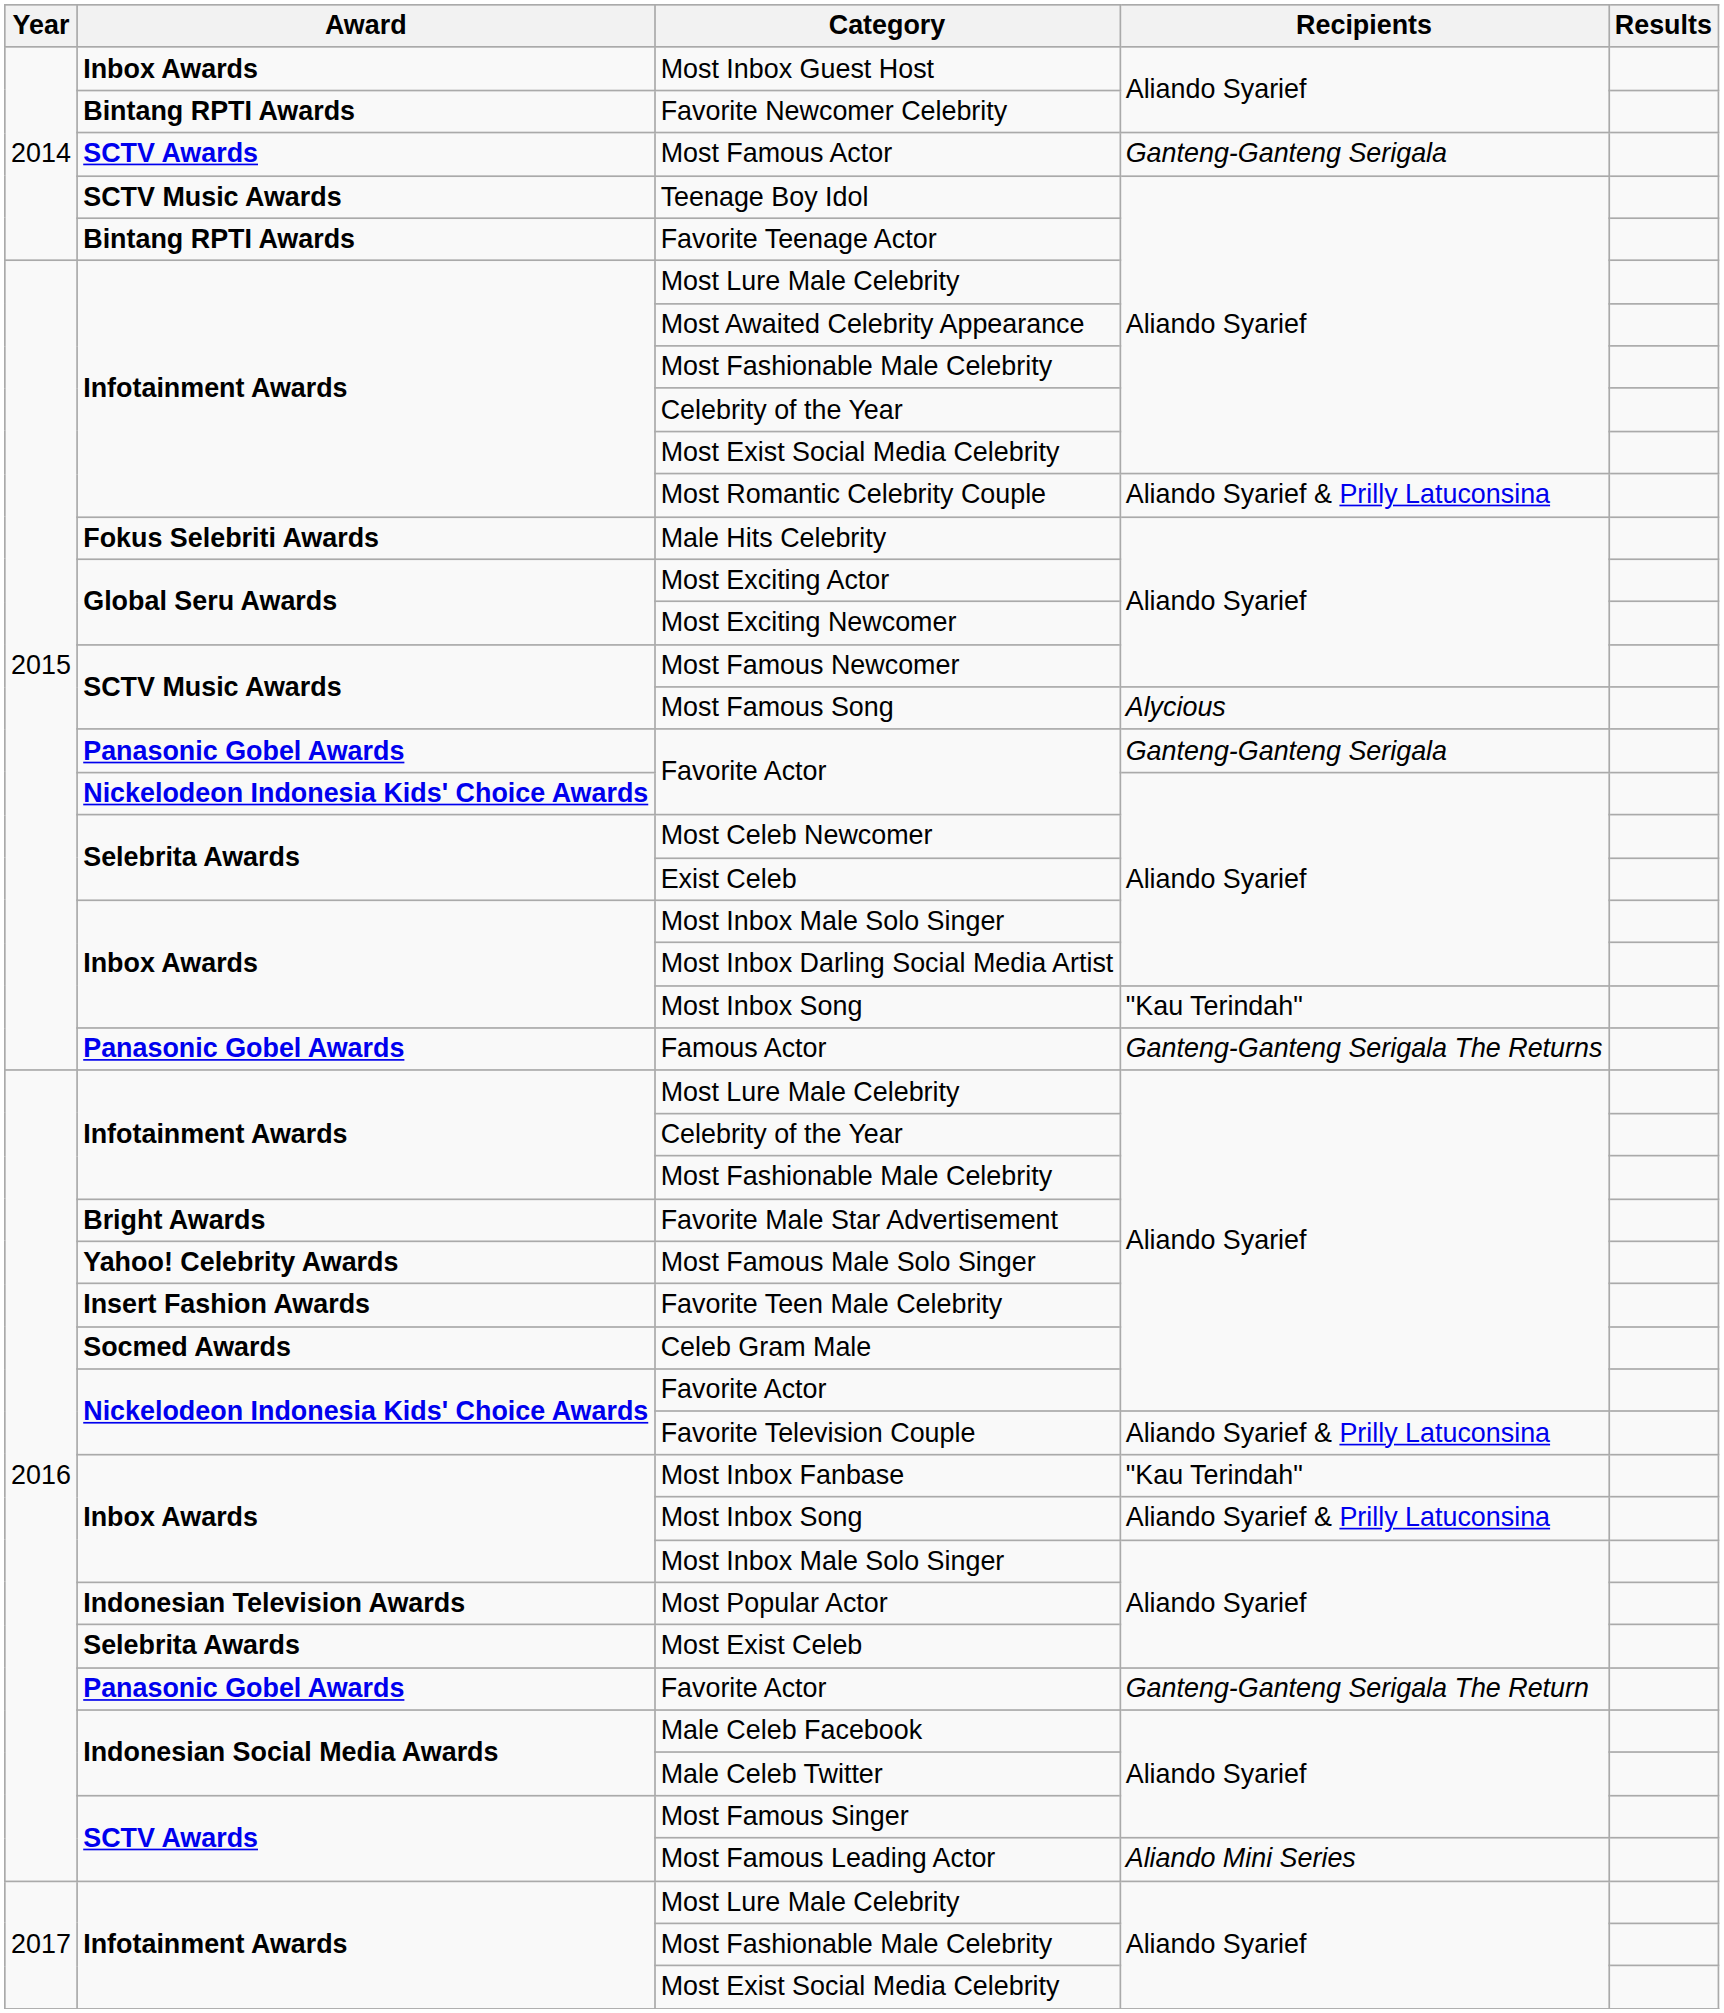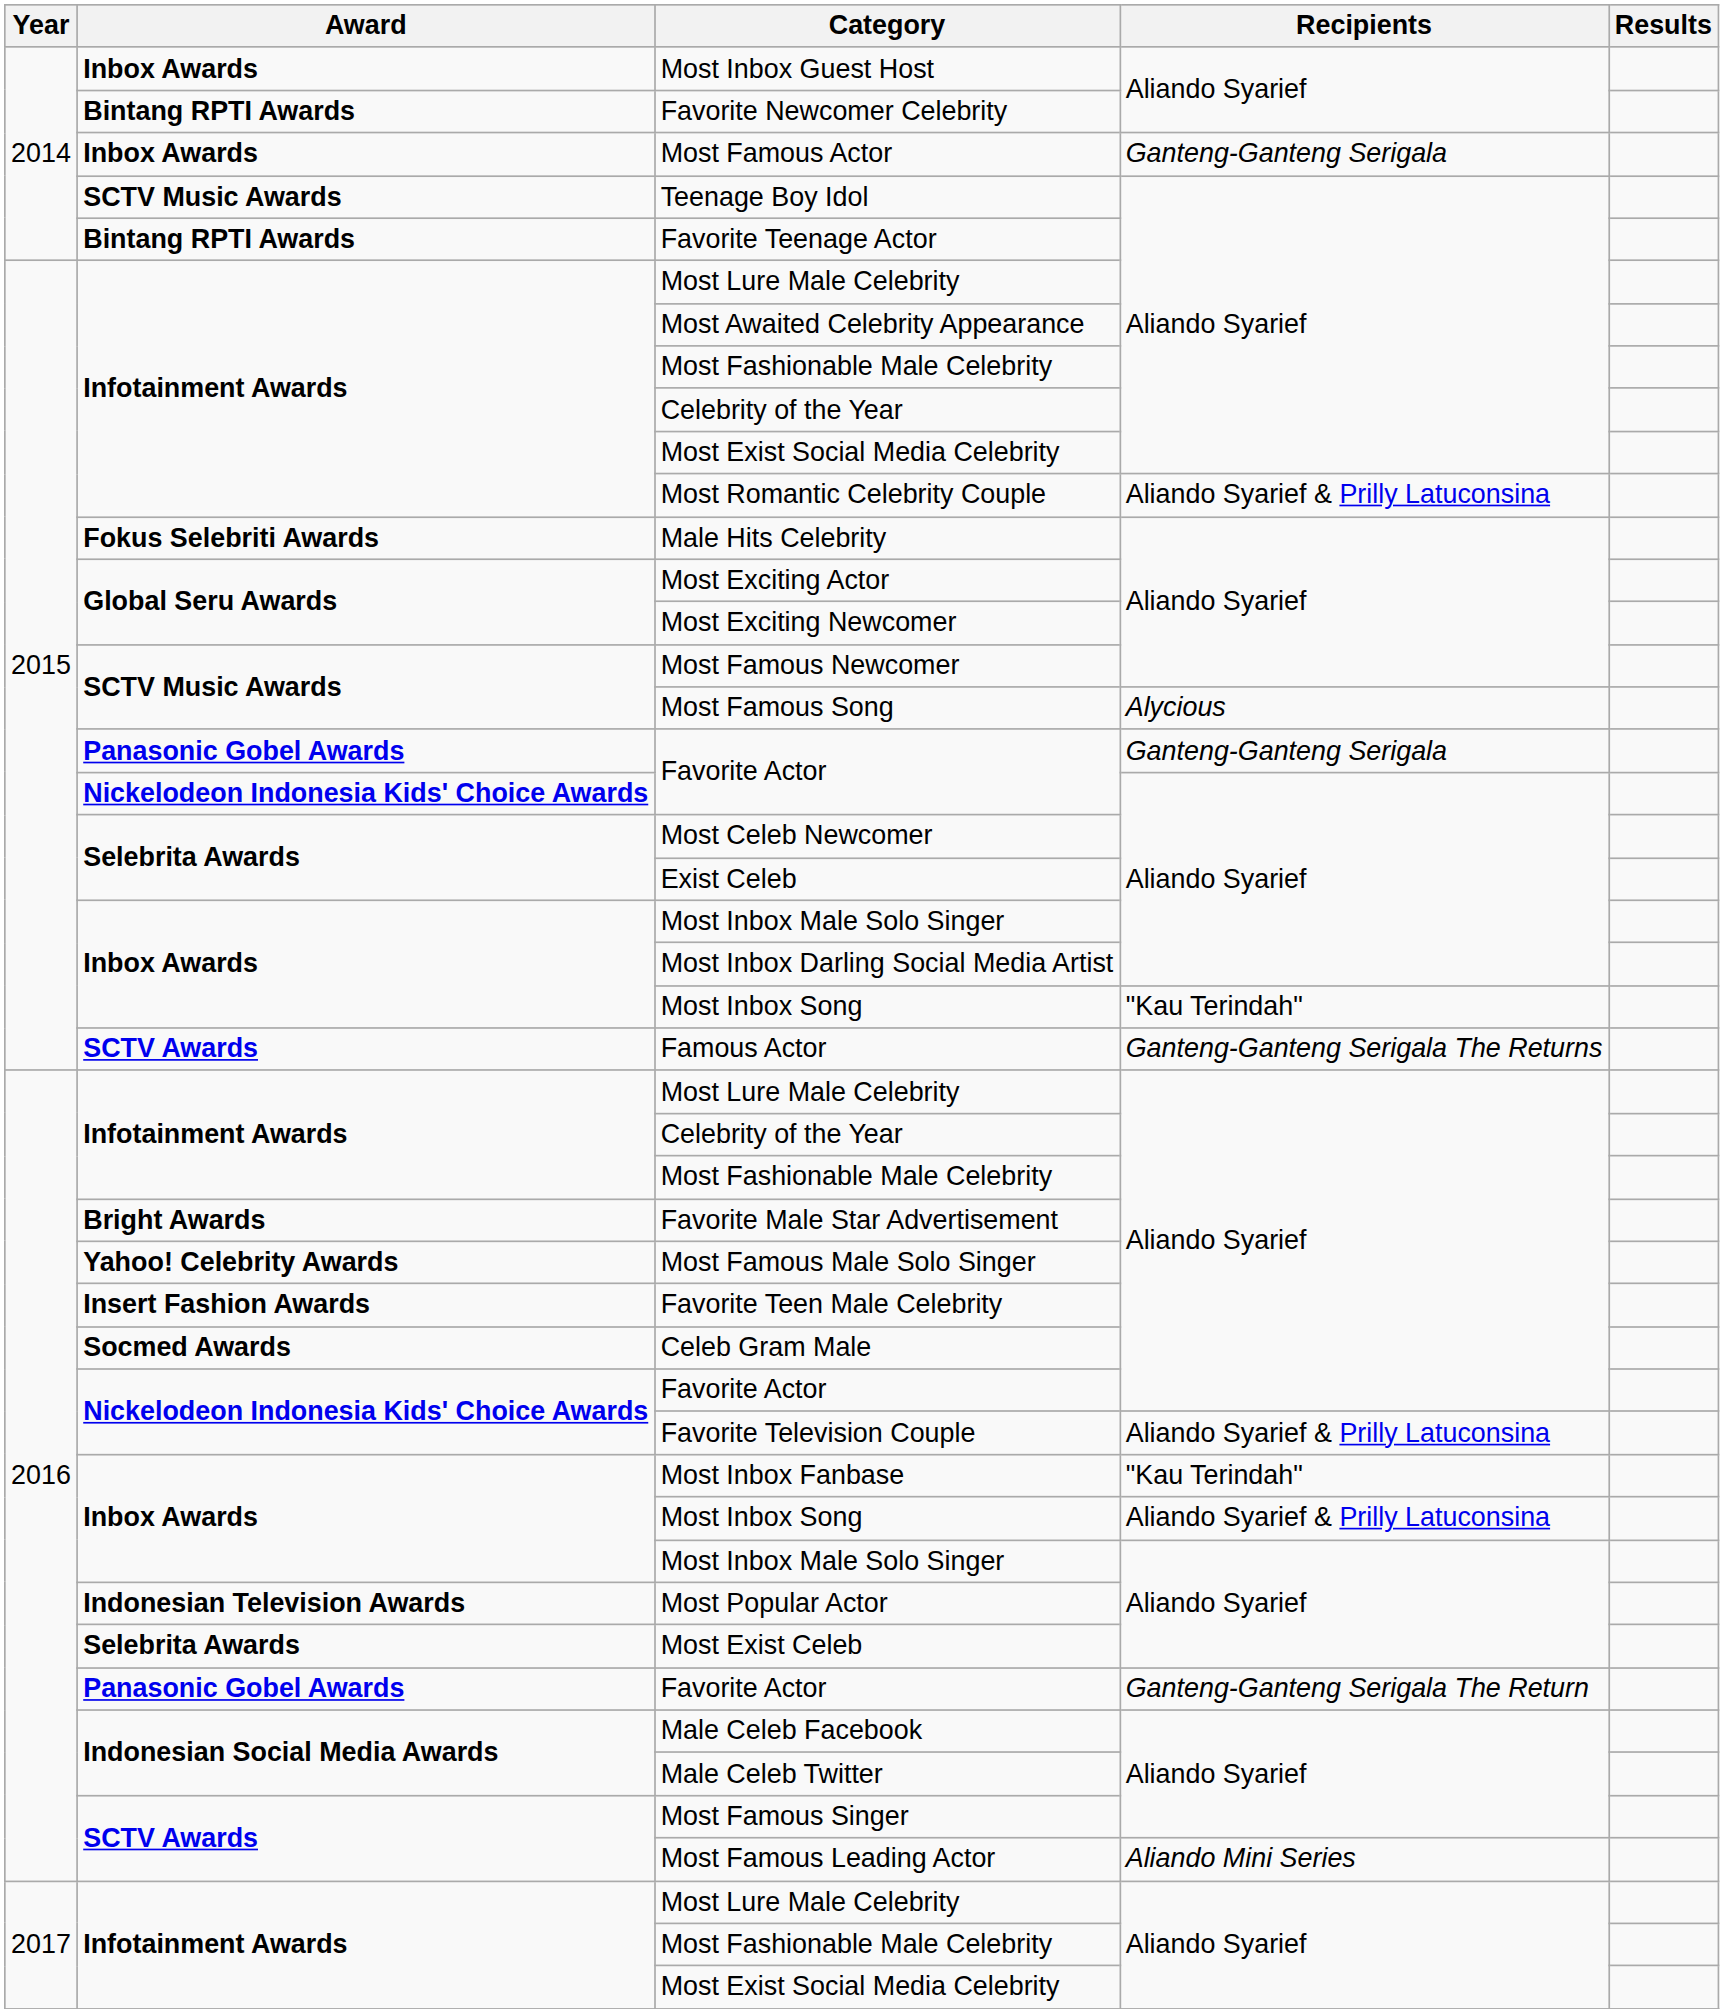(171, 153) SCTV Awards -> (171, 153) Inbox Awards
(244, 1048) Panasonic Gobel Awards -> (171, 1048) SCTV Awards
